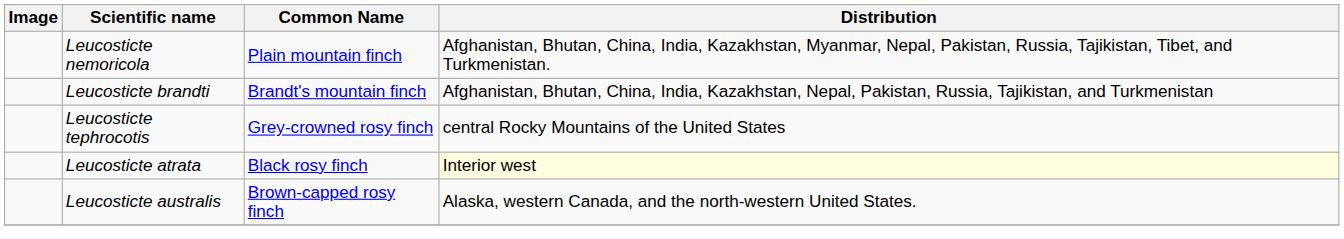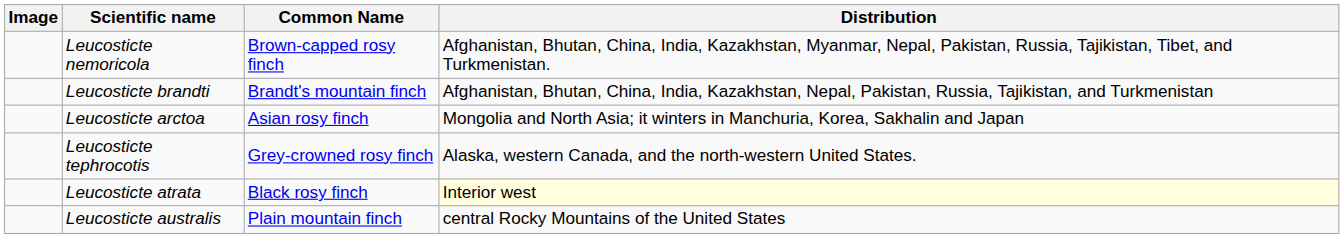(325, 54) Plain mountain finch -> (322, 54) Brown-capped rosy finch
+ row: (135, 118)
(614, 128) central Rocky Mountains of the United States -> (680, 155) Alaska, western Canada, and the north-western United States.
(322, 201) Brown-capped rosy finch -> (325, 219) Plain mountain finch
(680, 201) Alaska, western Canada, and the north-western United States. -> (614, 219) central Rocky Mountains of the United States
